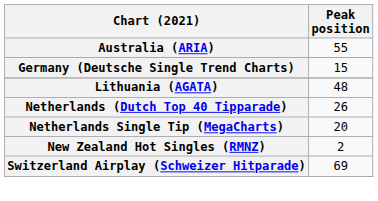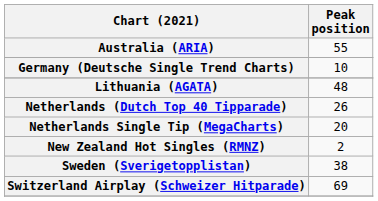(341, 68) 15 -> (341, 68) 10
+ row: (157, 166)
